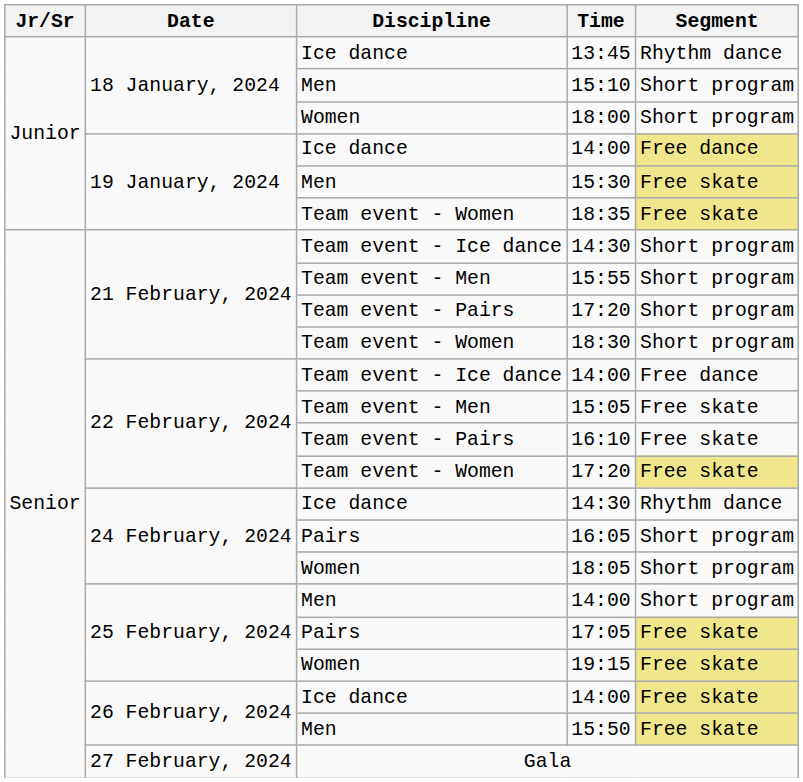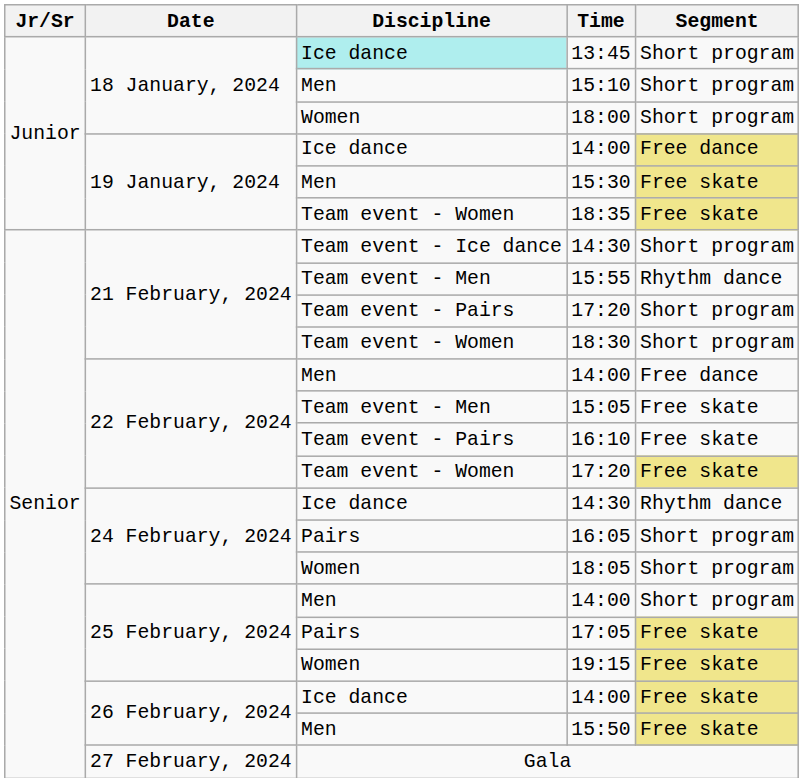(354, 53) no background -> (354, 53) paleturquoise background
(711, 53) Rhythm dance -> (717, 53) Short program
(717, 279) Short program -> (711, 279) Rhythm dance
(431, 375) Team event - Ice dance -> (319, 375) Men
